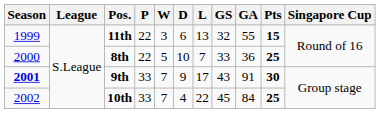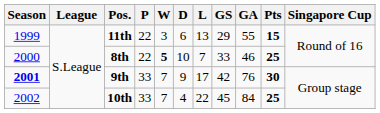(224, 35) 32 -> (224, 35) 29
(164, 56) normal -> (164, 56) bold
(248, 56) 36 -> (248, 56) 46
(224, 77) 43 -> (224, 77) 42
(248, 77) 91 -> (248, 77) 76
